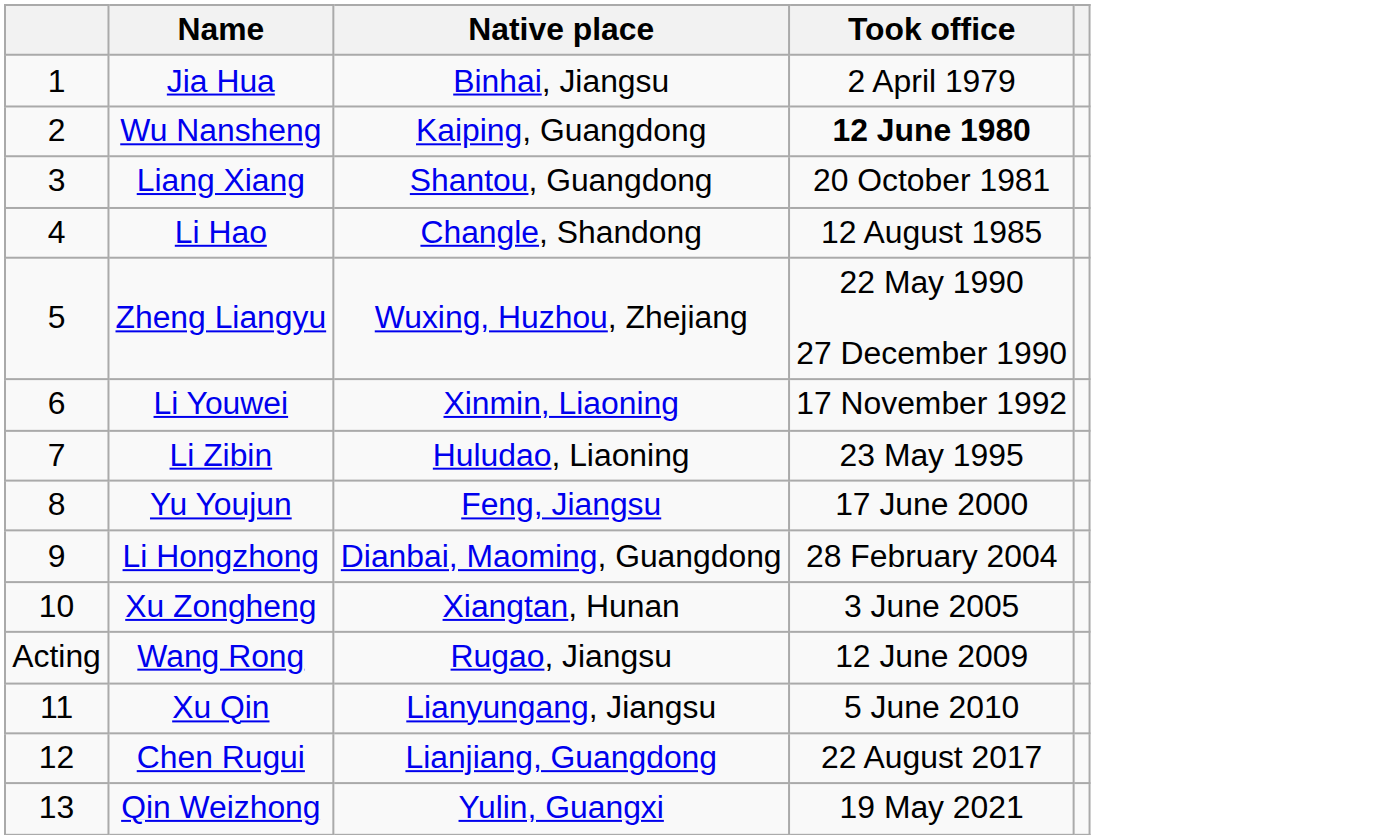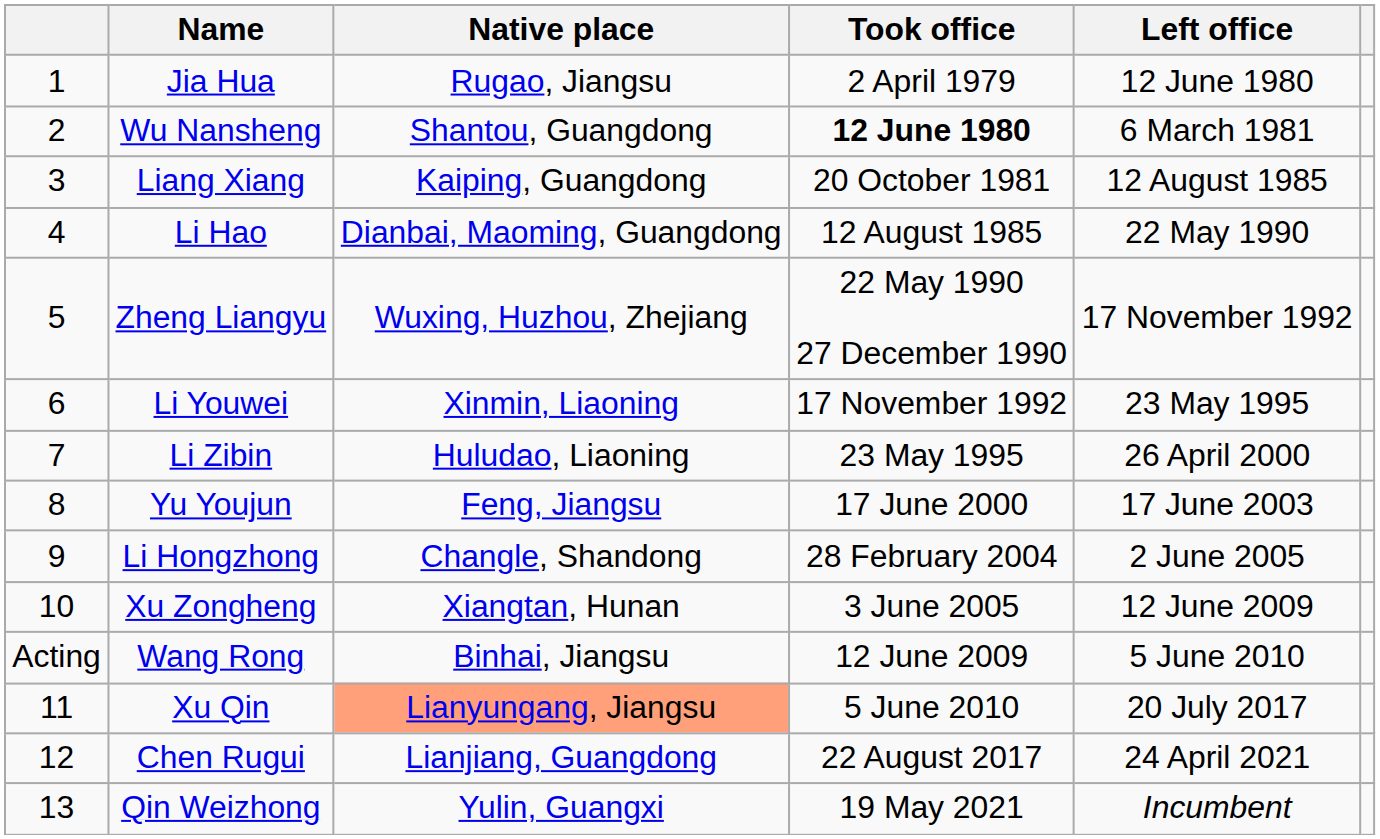+ column: (1217, 29)
(561, 80) Binhai, Jiangsu -> (561, 80) Rugao, Jiangsu
(561, 130) Kaiping, Guangdong -> (561, 130) Shantou, Guangdong
(561, 181) Shantou, Guangdong -> (561, 181) Kaiping, Guangdong
(561, 231) Changle, Shandong -> (561, 231) Dianbai, Maoming, Guangdong
(561, 555) Dianbai, Maoming, Guangdong -> (561, 555) Changle, Shandong
(561, 656) Rugao, Jiangsu -> (561, 656) Binhai, Jiangsu
(561, 707) no background -> (561, 707) lightsalmon background
